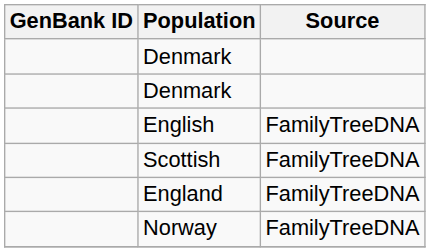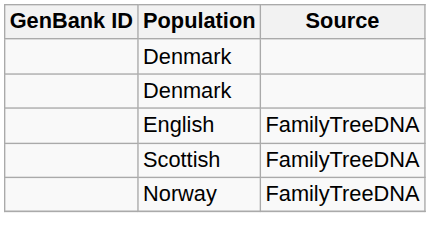- row: (183, 194)
